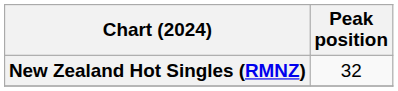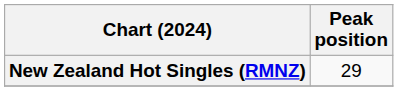(351, 70) 32 -> (351, 70) 29
